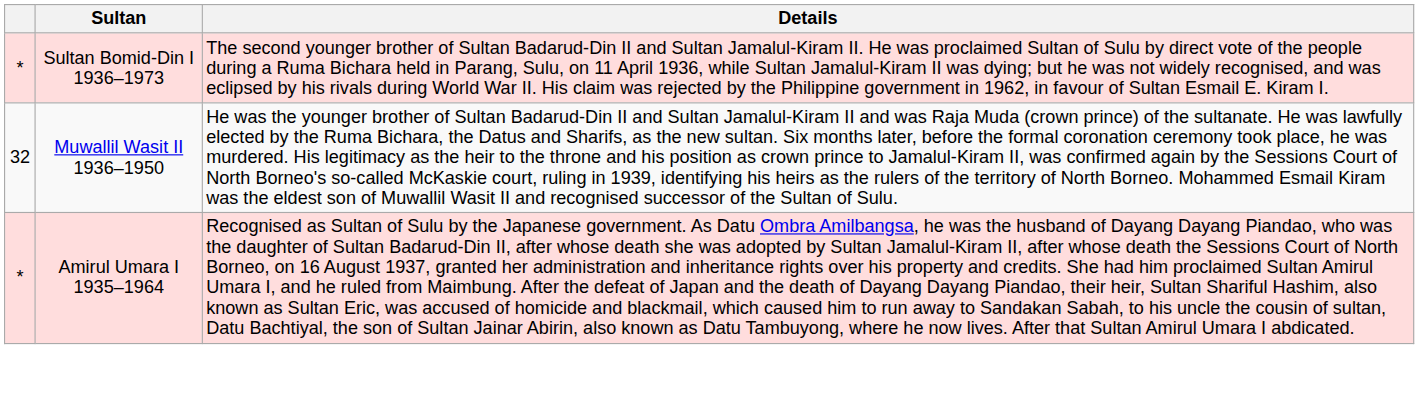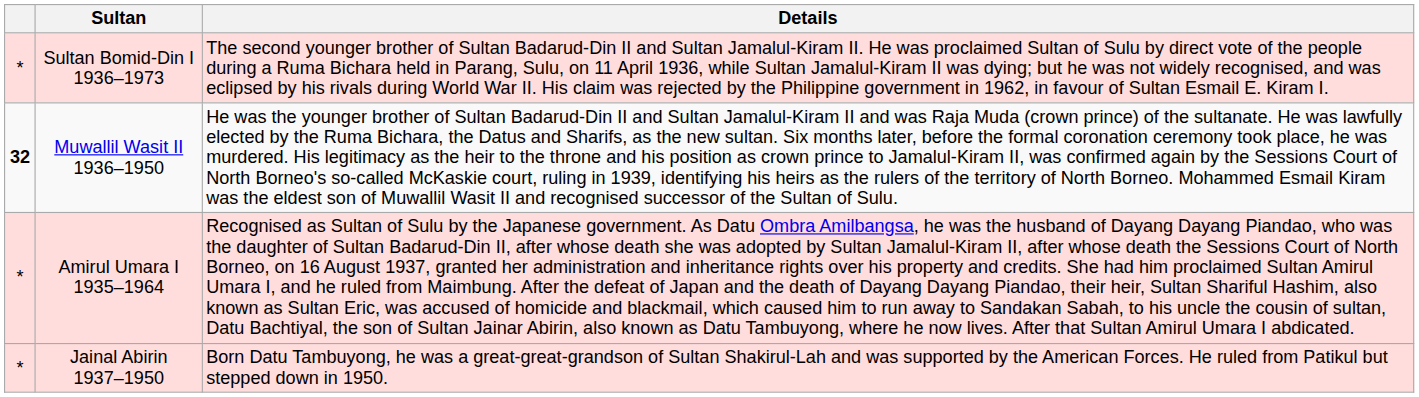(20, 157) normal -> (20, 157) bold
+ row: (119, 367)
